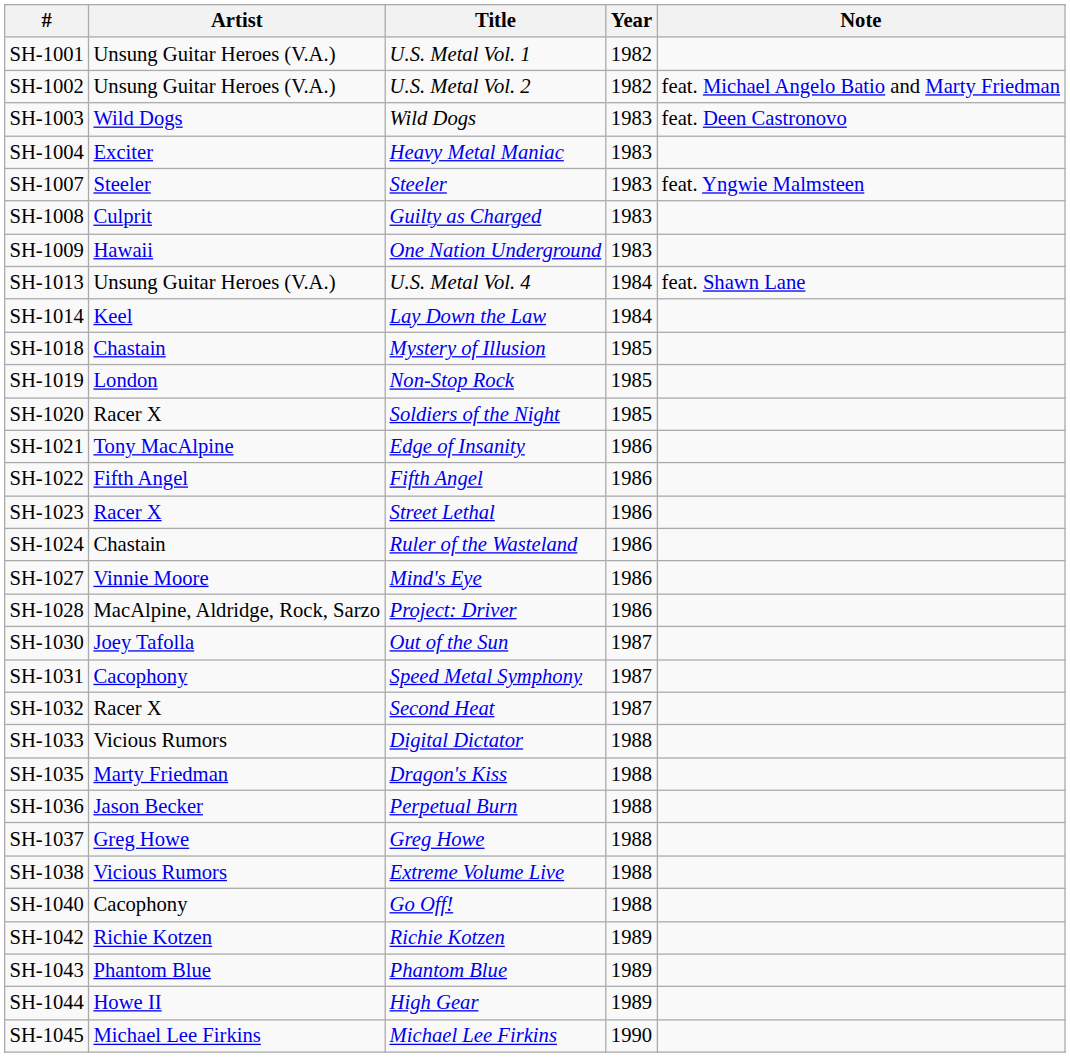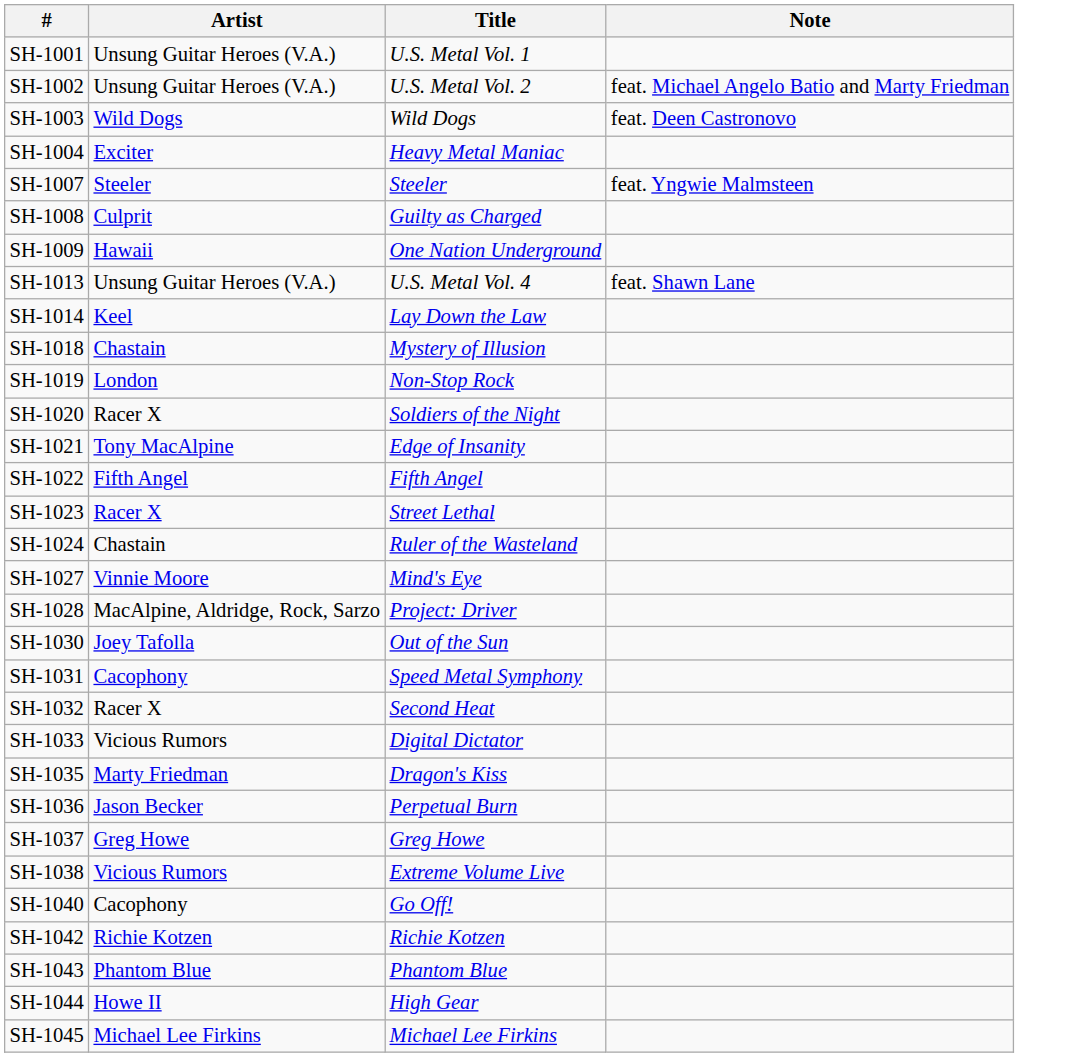- column: (631, 20)
